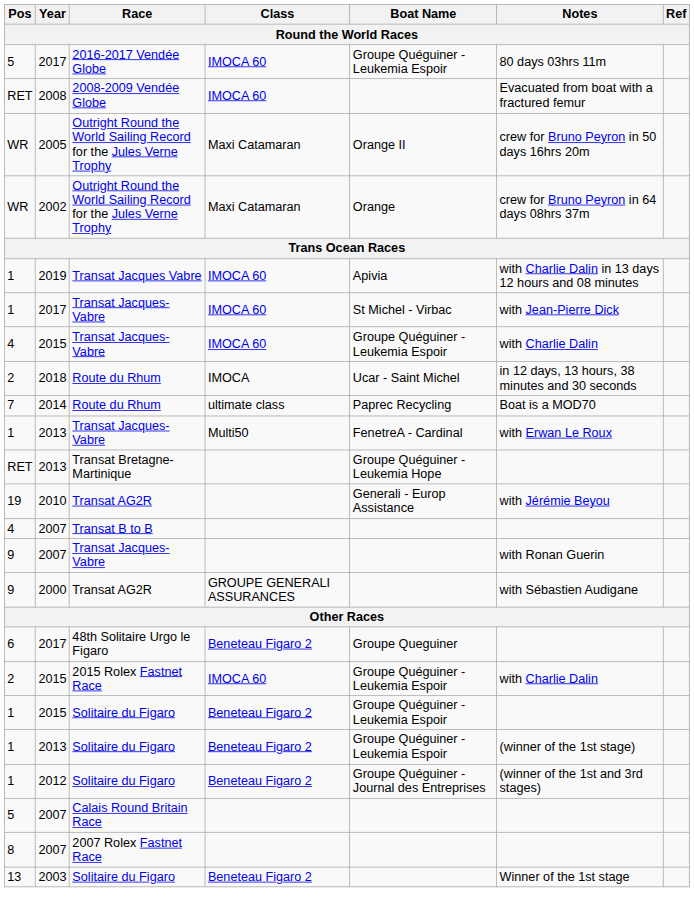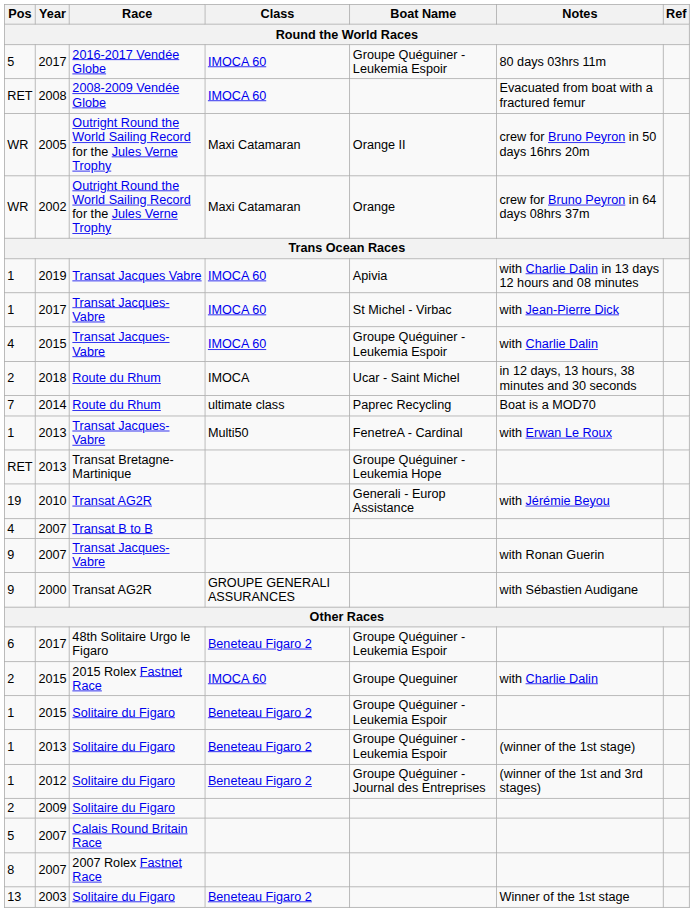(405, 644) Groupe Queguiner -> (409, 644) Groupe Quéguiner - Leukemia Espoir
(409, 678) Groupe Quéguiner - Leukemia Espoir -> (405, 678) Groupe Queguiner
+ row: (52, 808)
